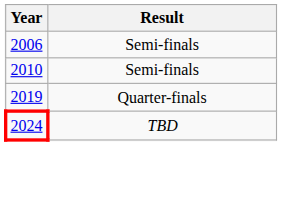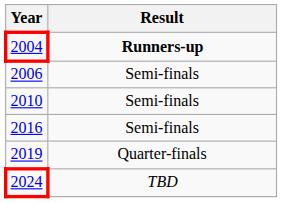+ row: (26, 46)
+ row: (26, 127)
